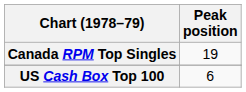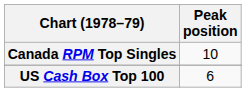(210, 53) 19 -> (210, 53) 10
